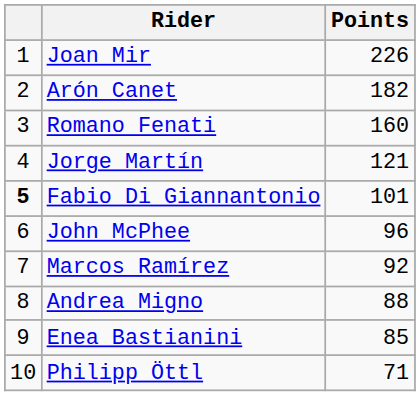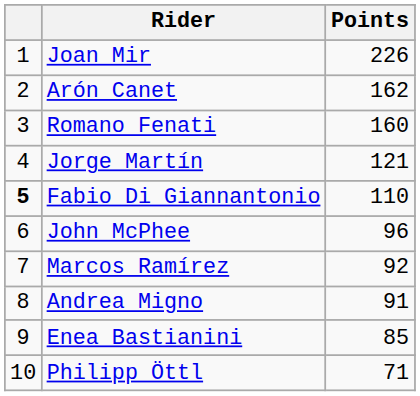(390, 93) 182 -> (390, 93) 162
(390, 198) 101 -> (390, 198) 110
(396, 303) 88 -> (396, 303) 91
